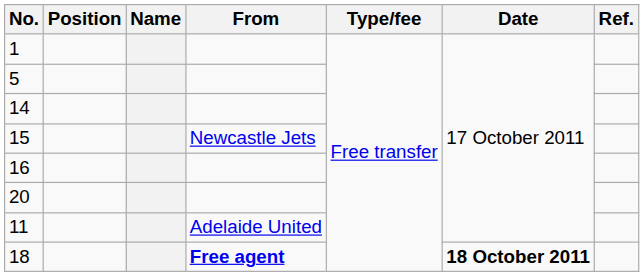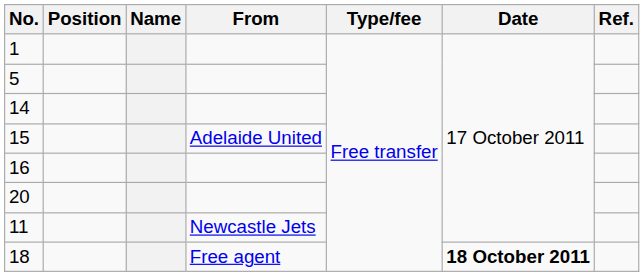(253, 138) Newcastle Jets -> (256, 138) Adelaide United
(256, 227) Adelaide United -> (253, 227) Newcastle Jets
(237, 256) bold -> (235, 256) normal
